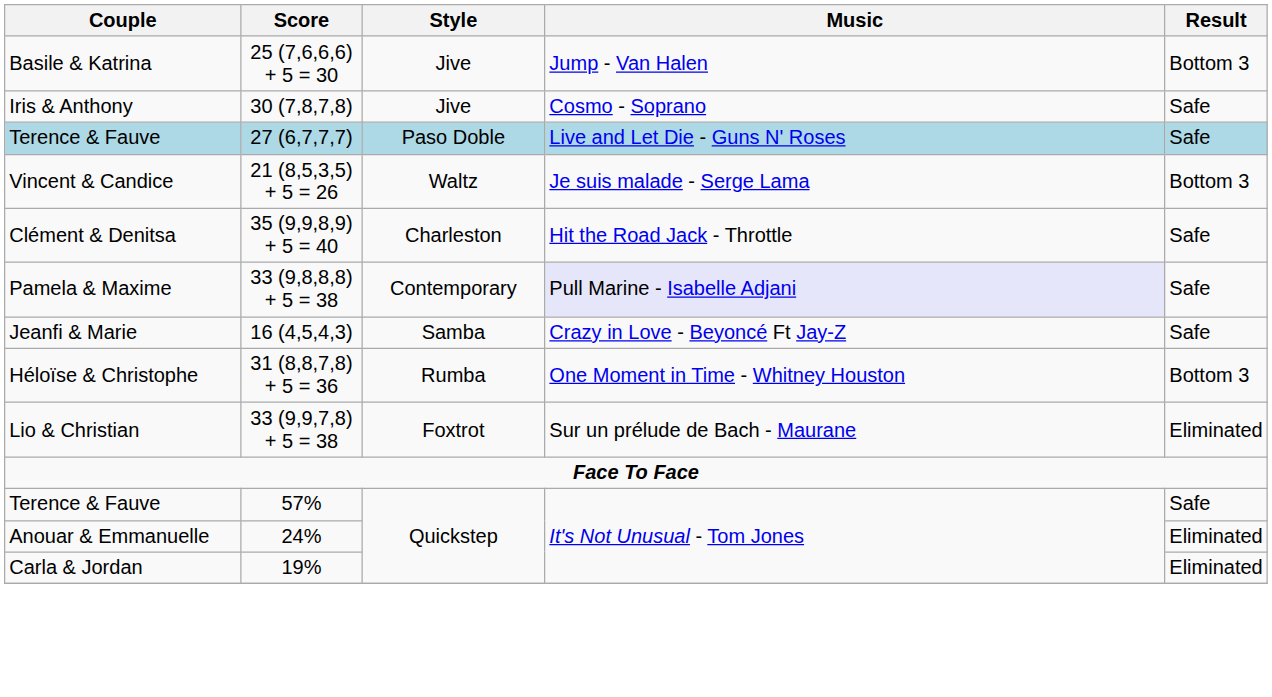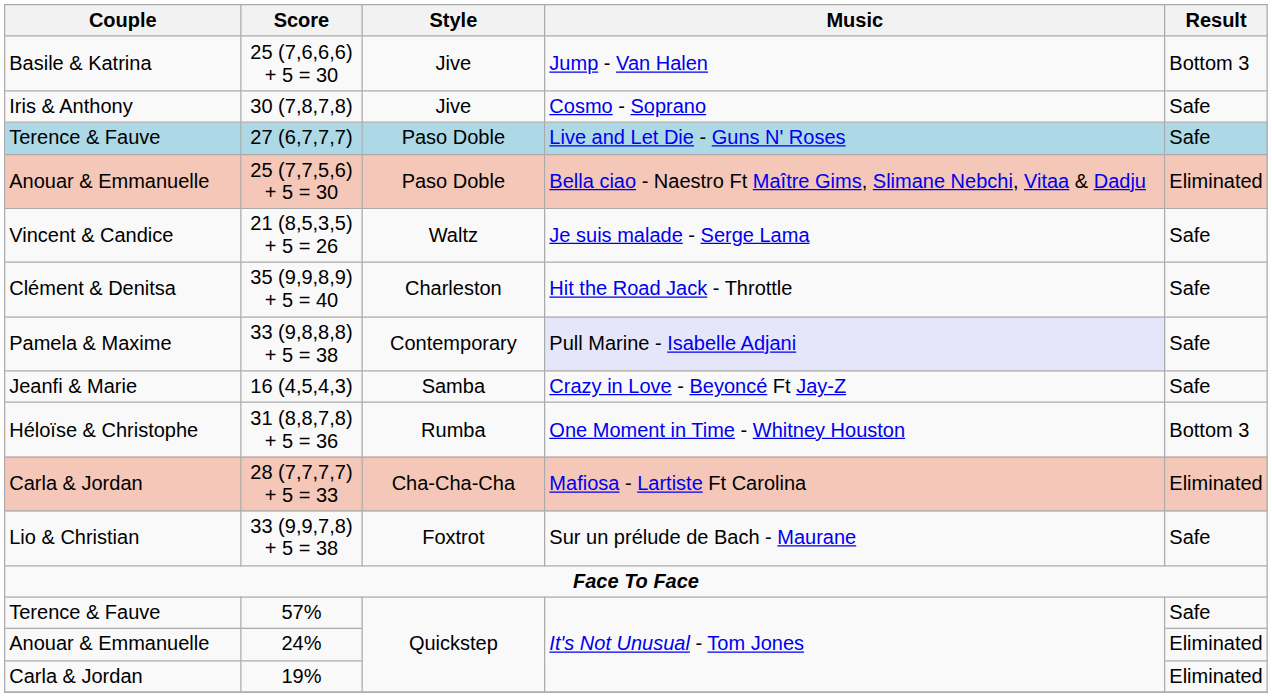+ row: (301, 180)
(1209, 180) Bottom 3 -> (1190, 235) Safe
+ row: (301, 483)
(1216, 429) Eliminated -> (1190, 538) Safe
